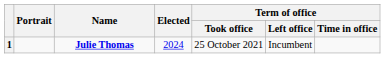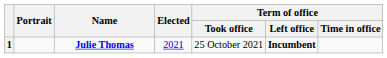(173, 45) 2024 -> (173, 45) 2021
(290, 45) normal -> (292, 45) bold
